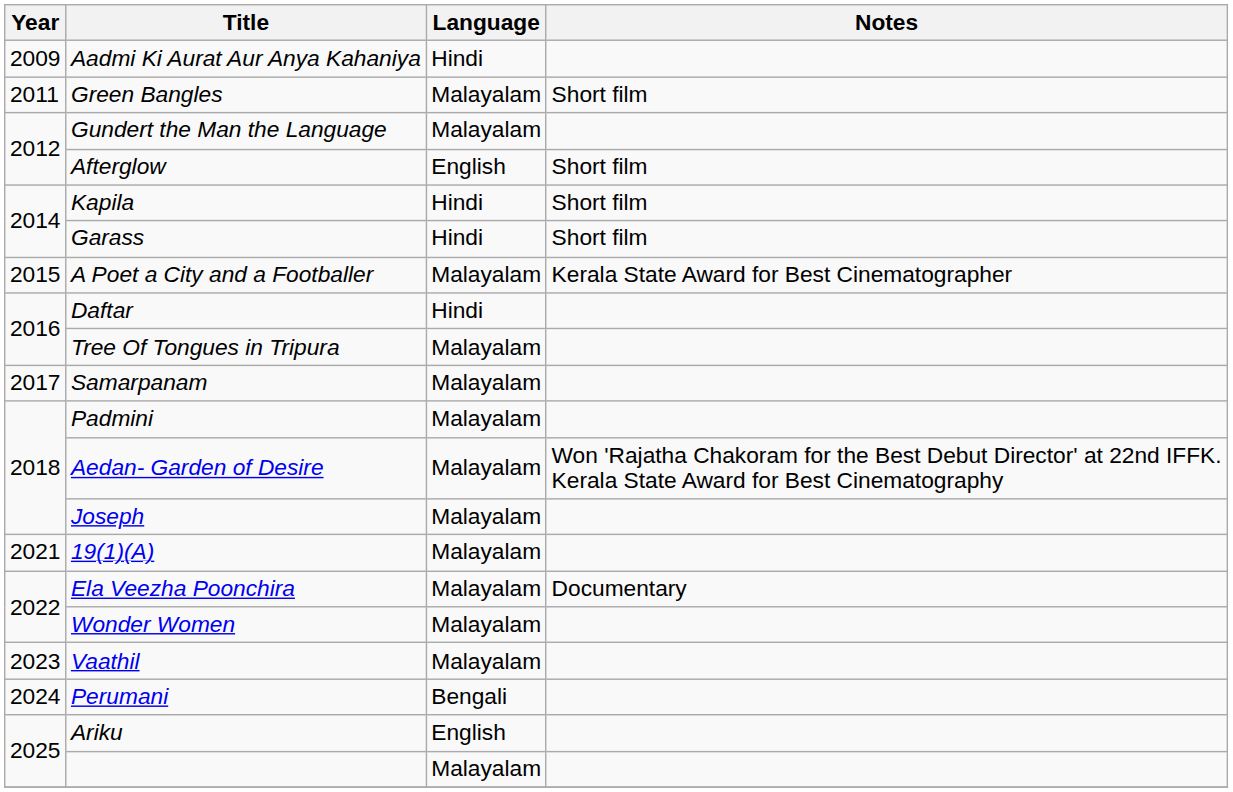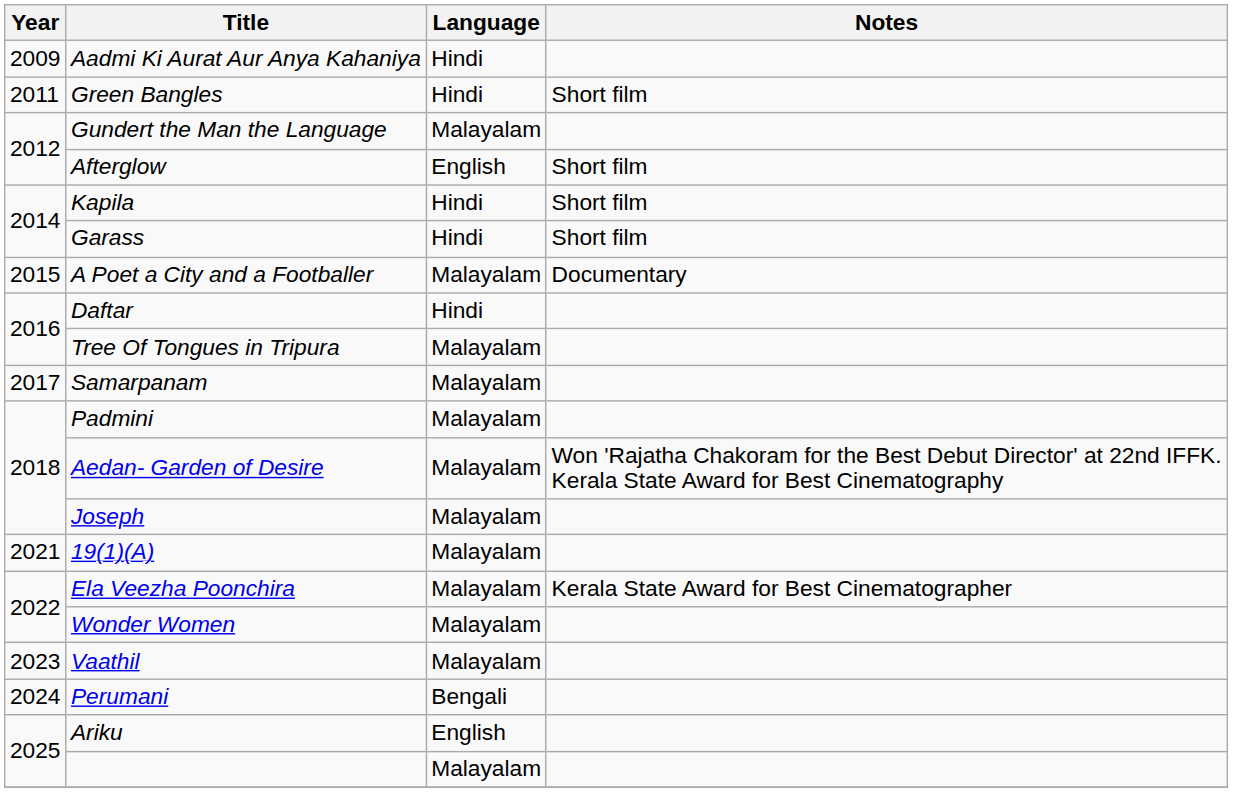(486, 94) Malayalam -> (457, 94) Hindi
(782, 274) Kerala State Award for Best Cinematographer -> (619, 274) Documentary
(619, 588) Documentary -> (782, 588) Kerala State Award for Best Cinematographer
